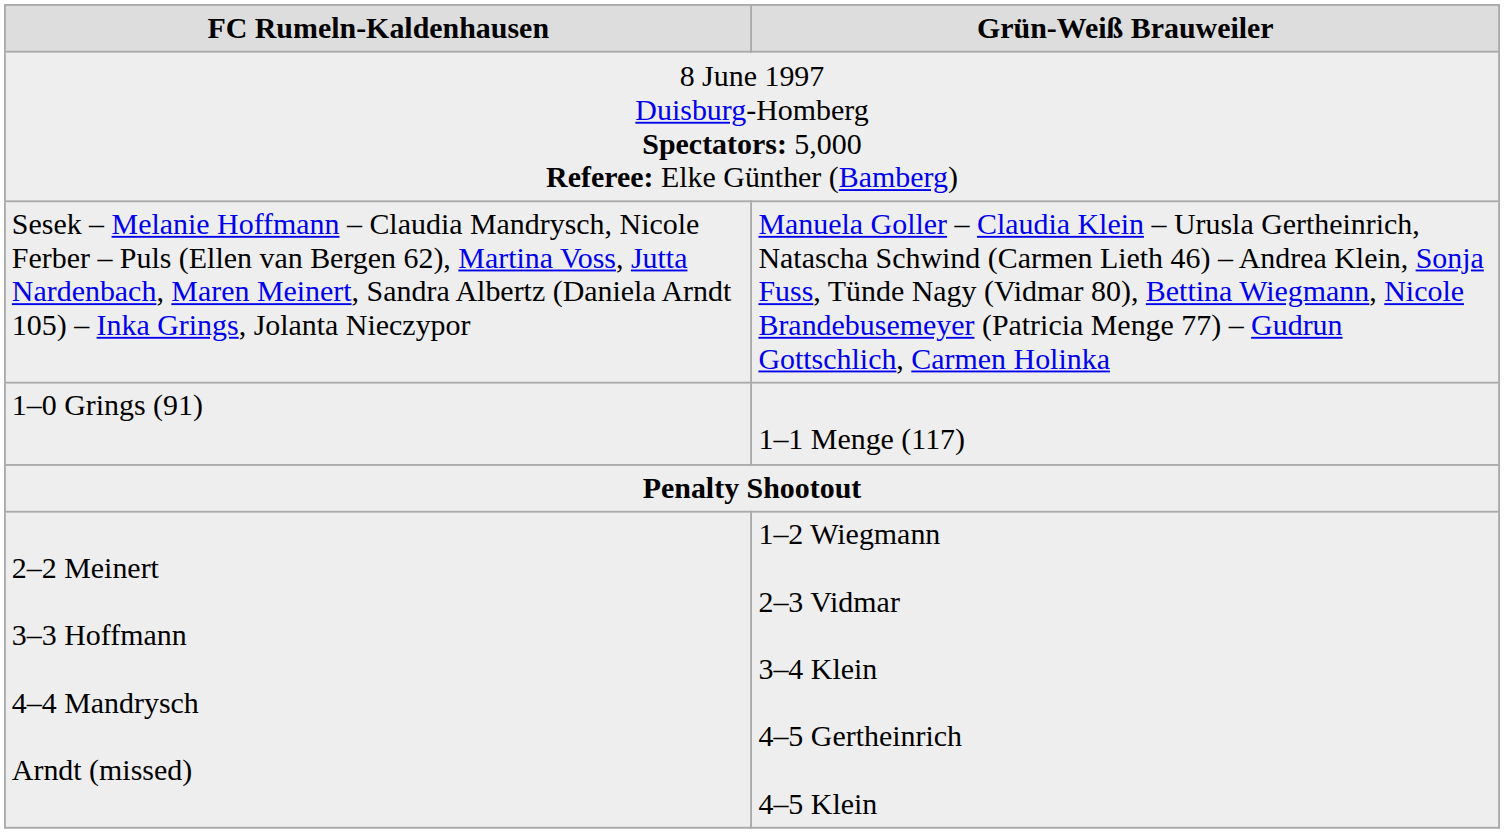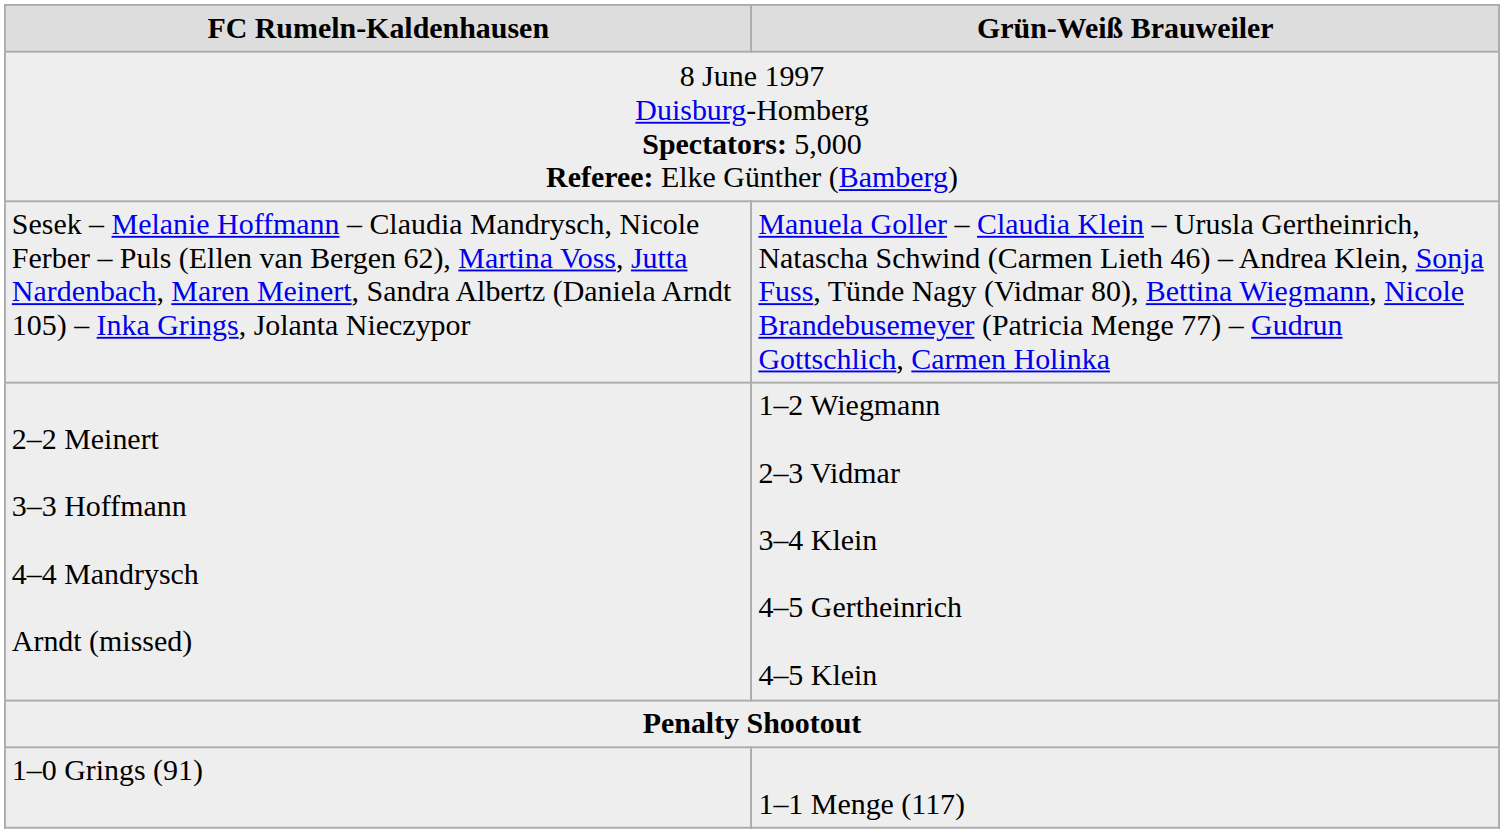rows swapped: (107, 406) <-> (105, 669)
